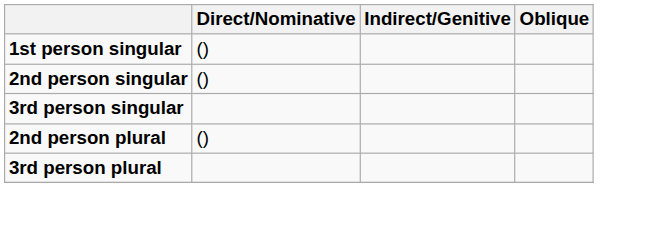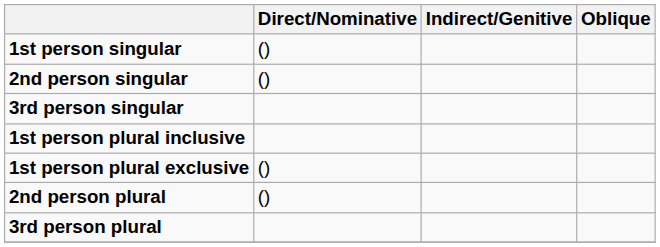+ row: (127, 138)
+ row: (129, 167)
